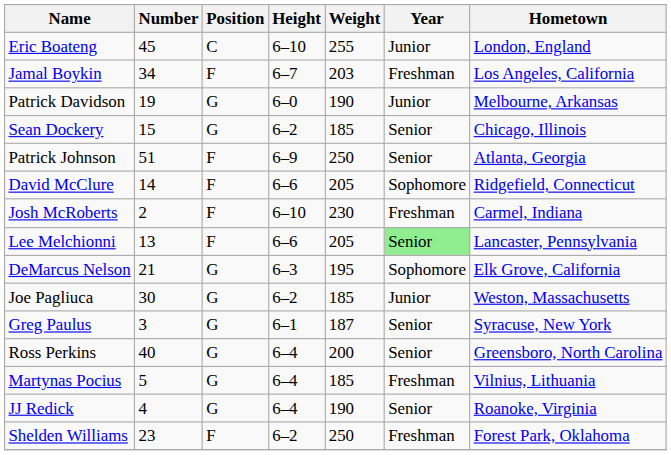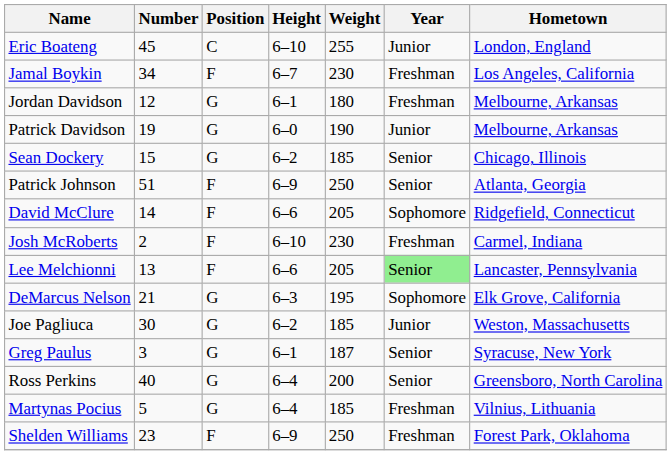(341, 74) 203 -> (341, 74) 230
+ row: (65, 102)
- row: (41, 408)
(285, 435) 6–2 -> (285, 435) 6–9
